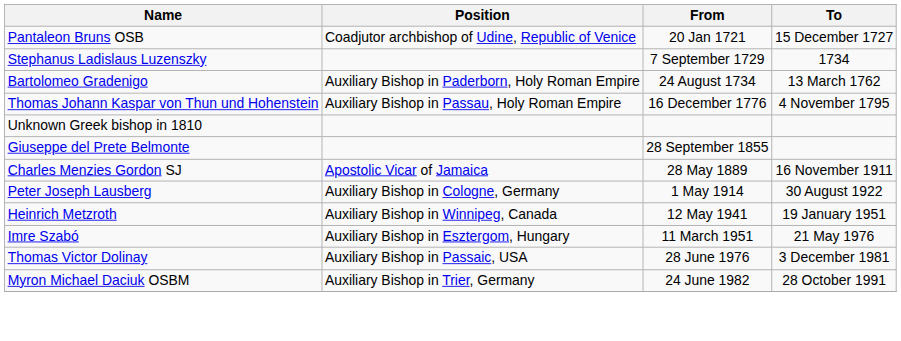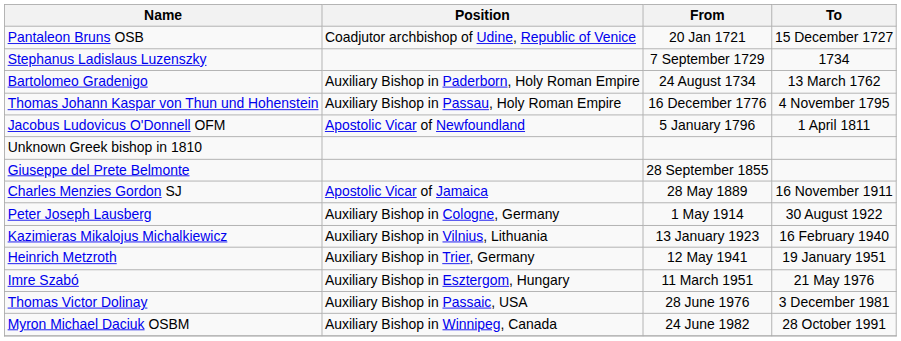+ row: (117, 125)
+ row: (117, 236)
(441, 214) Auxiliary Bishop in Winnipeg, Canada -> (430, 258) Auxiliary Bishop in Trier, Germany
(430, 280) Auxiliary Bishop in Trier, Germany -> (441, 324) Auxiliary Bishop in Winnipeg, Canada
